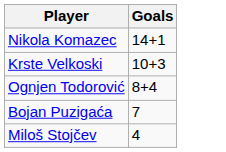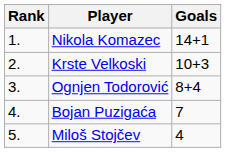+ column: (26, 16)
